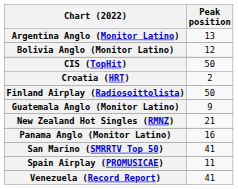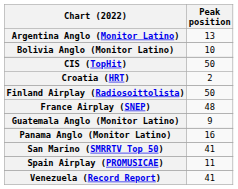(210, 50) 12 -> (210, 50) 10
+ row: (96, 107)
- row: (96, 121)
